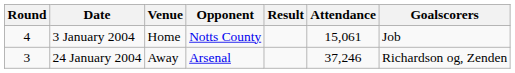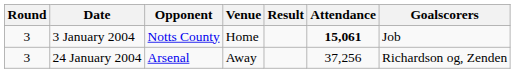columns swapped: (225, 15) <-> (165, 15)
(27, 36) 4 -> (27, 36) 3
(343, 36) normal -> (343, 36) bold
(343, 57) 37,246 -> (343, 57) 37,256
